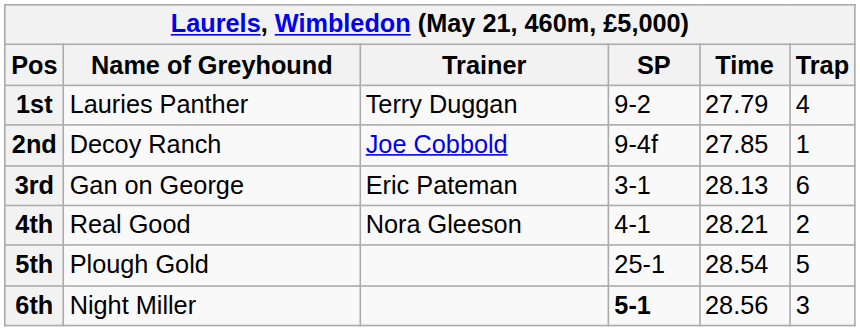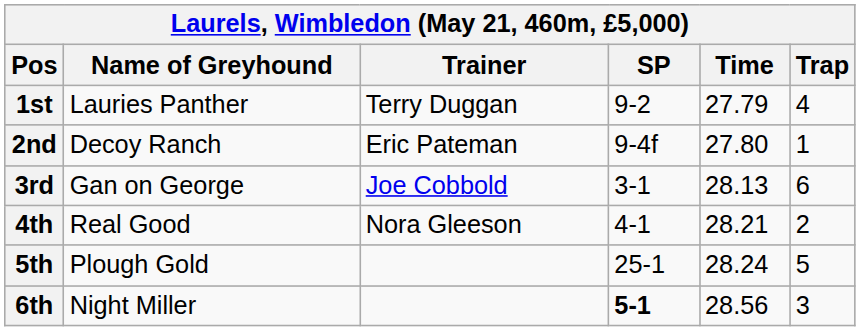(437, 144) Joe Cobbold -> (442, 144) Eric Pateman
(737, 144) 27.85 -> (737, 144) 27.80
(442, 184) Eric Pateman -> (437, 184) Joe Cobbold
(737, 265) 28.54 -> (737, 265) 28.24
